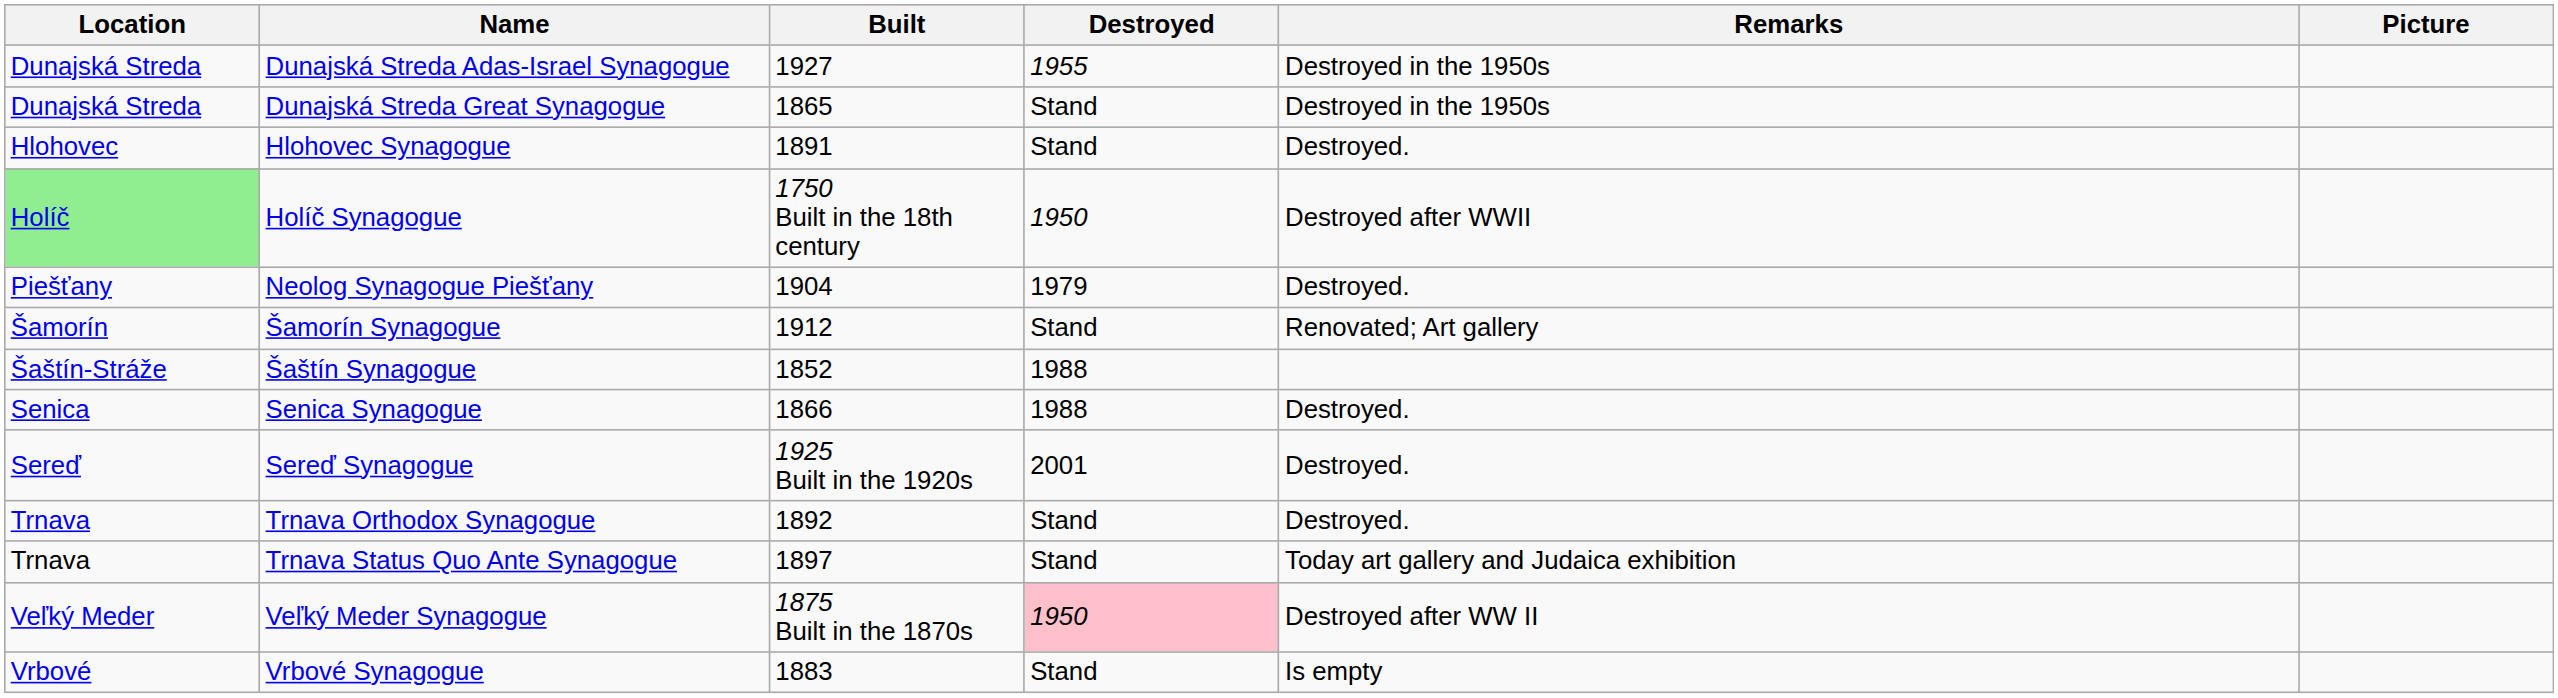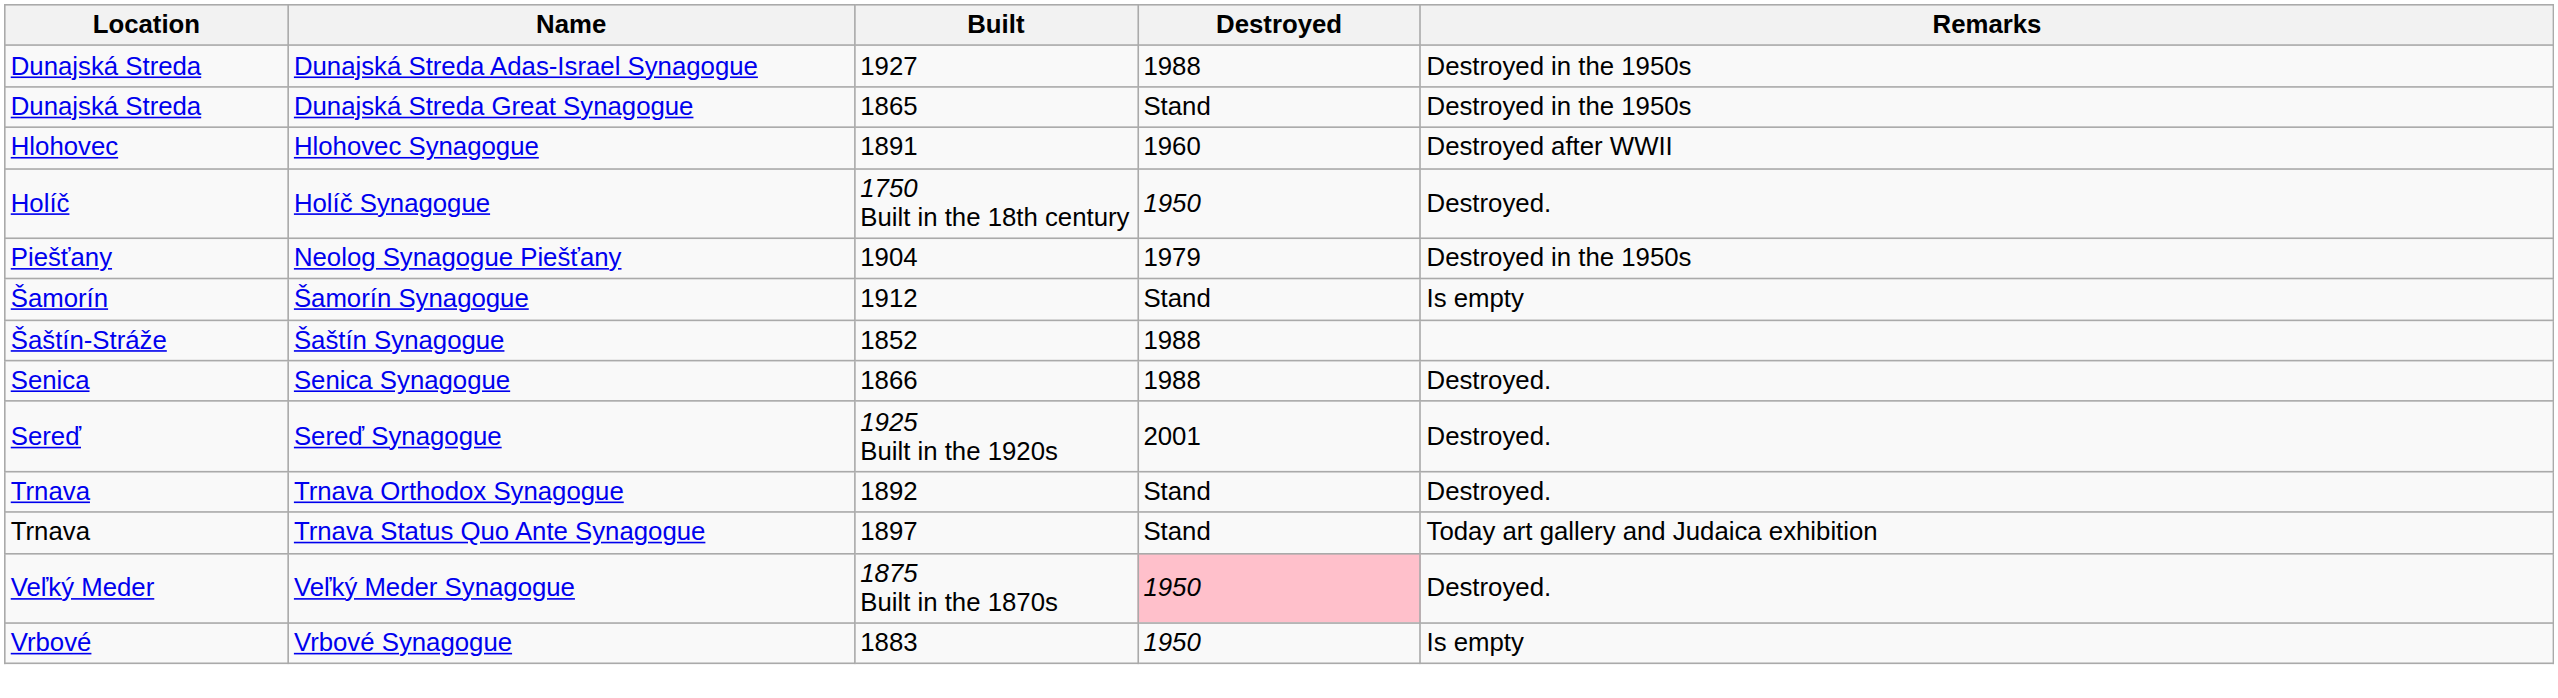- column: (2426, 24)
(1059, 65) 1955 -> (1172, 65) 1988
(1064, 147) Stand -> (1172, 147) 1960
(1347, 147) Destroyed. -> (1550, 147) Destroyed after WWII
(40, 217) lightgreen background -> (40, 202) no background
(1408, 217) Destroyed after WWII -> (1489, 202) Destroyed.
(1347, 287) Destroyed. -> (1559, 258) Destroyed in the 1950s
(1412, 328) Renovated; Art gallery -> (1475, 299) Is empty
(1412, 616) Destroyed after WW II -> (1489, 587) Destroyed.
(1064, 671) Stand -> (1172, 642) 1950
